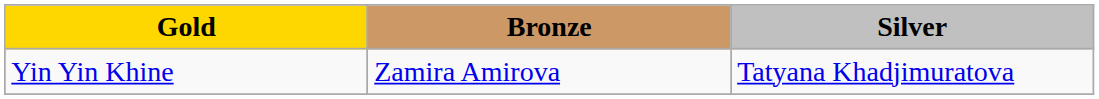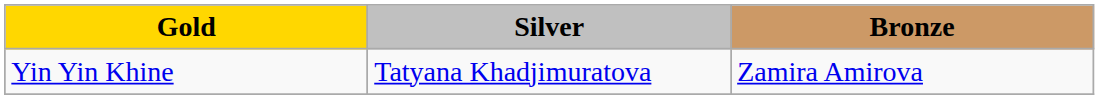columns swapped: (912, 26) <-> (549, 26)
